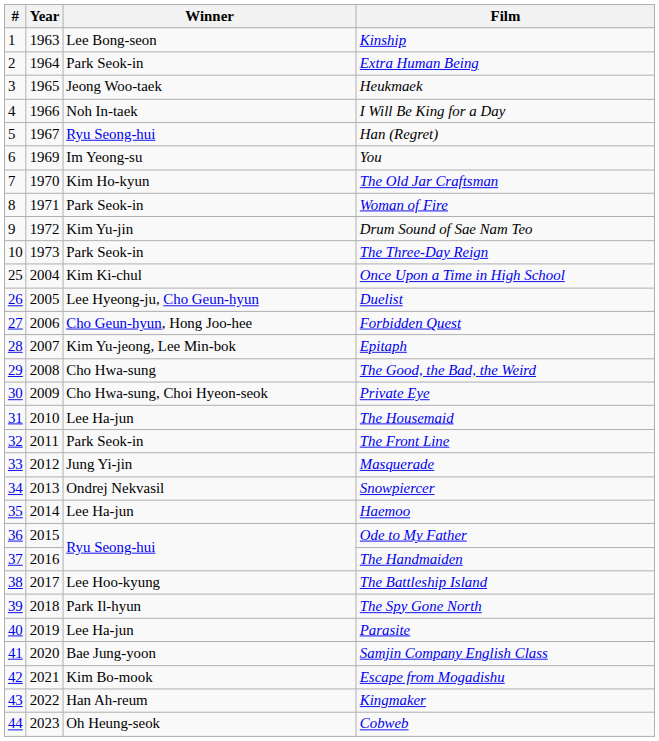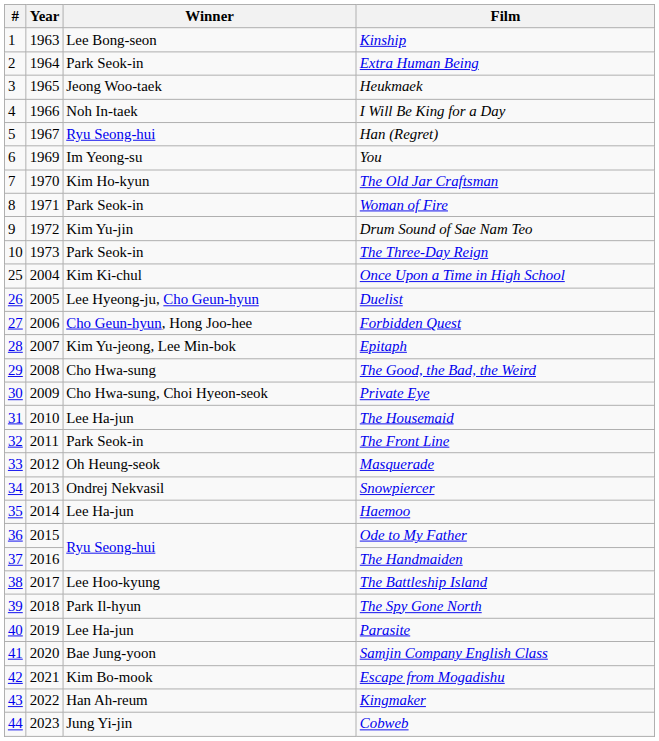(99, 464) Jung Yi-jin -> (113, 464) Oh Heung-seok
(113, 724) Oh Heung-seok -> (99, 724) Jung Yi-jin
